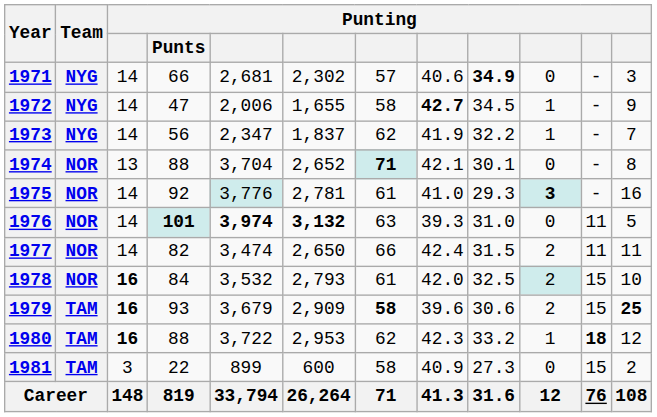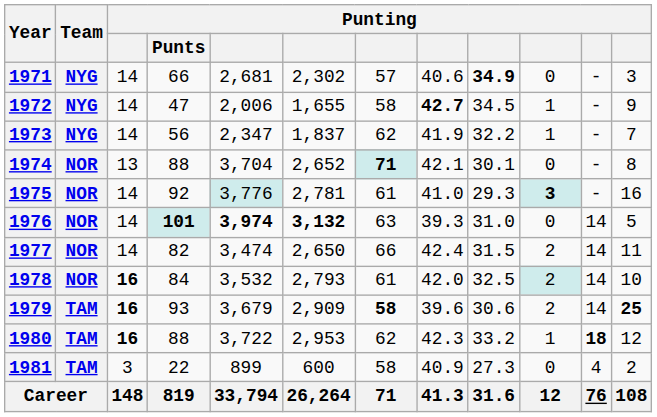(596, 222) 11 -> (596, 222) 14
(596, 251) 11 -> (596, 251) 14
(596, 280) 15 -> (596, 280) 14
(596, 309) 15 -> (596, 309) 14
(596, 368) 15 -> (596, 368) 4
